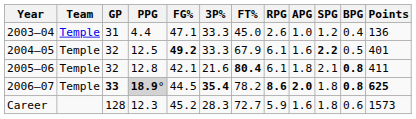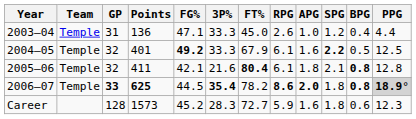columns swapped: (389, 14) <-> (148, 14)
